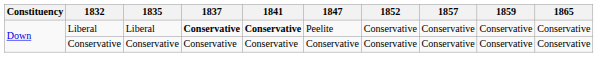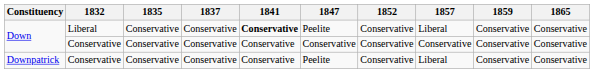(140, 28) Liberal -> (152, 28) Conservative
(212, 28) bold -> (210, 28) normal
(448, 28) Conservative -> (433, 28) Liberal
+ row: (33, 60)
